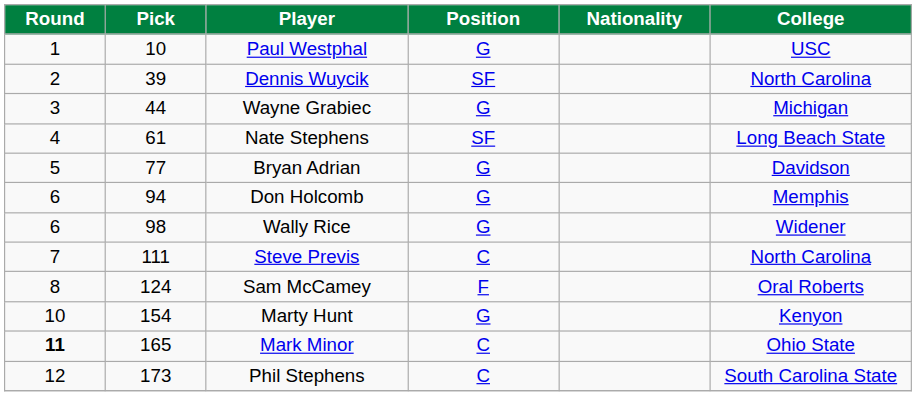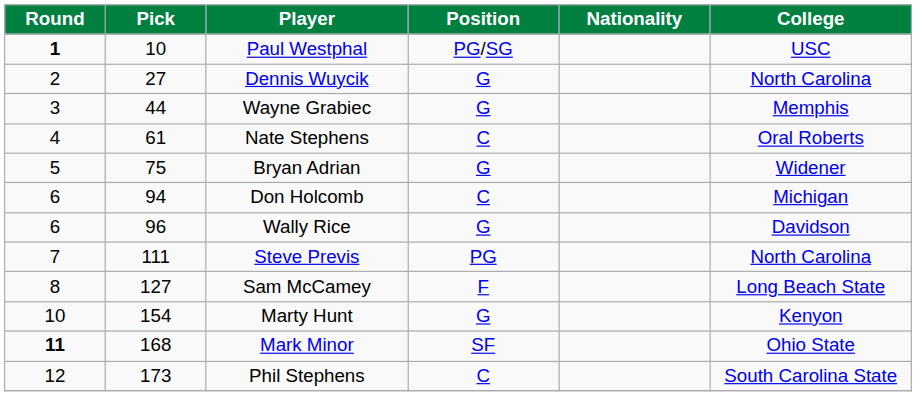(55, 49) normal -> (55, 49) bold
(483, 49) G -> (483, 49) PG/SG
(156, 78) 39 -> (156, 78) 27
(483, 78) SF -> (483, 78) G
(811, 108) Michigan -> (811, 108) Memphis
(483, 138) SF -> (483, 138) C
(811, 138) Long Beach State -> (811, 138) Oral Roberts
(156, 167) 77 -> (156, 167) 75
(811, 167) Davidson -> (811, 167) Widener
(483, 197) G -> (483, 197) C
(811, 197) Memphis -> (811, 197) Michigan
(156, 227) 98 -> (156, 227) 96
(811, 227) Widener -> (811, 227) Davidson
(483, 256) C -> (483, 256) PG
(156, 286) 124 -> (156, 286) 127
(811, 286) Oral Roberts -> (811, 286) Long Beach State
(156, 345) 165 -> (156, 345) 168
(483, 345) C -> (483, 345) SF
